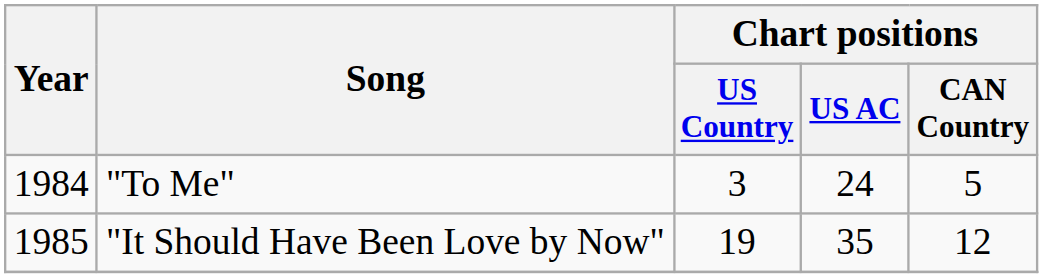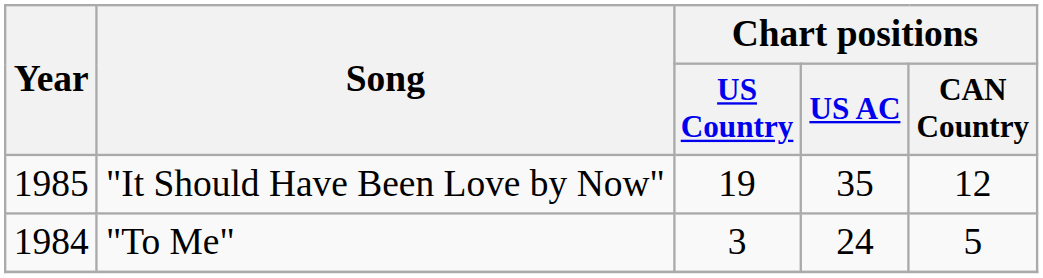rows swapped: (170, 183) <-> (385, 242)
